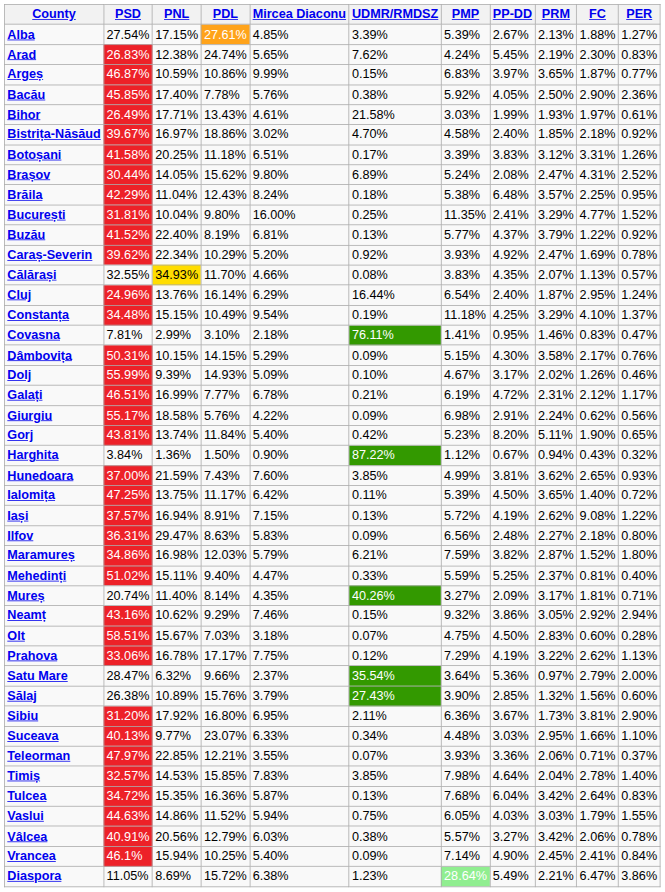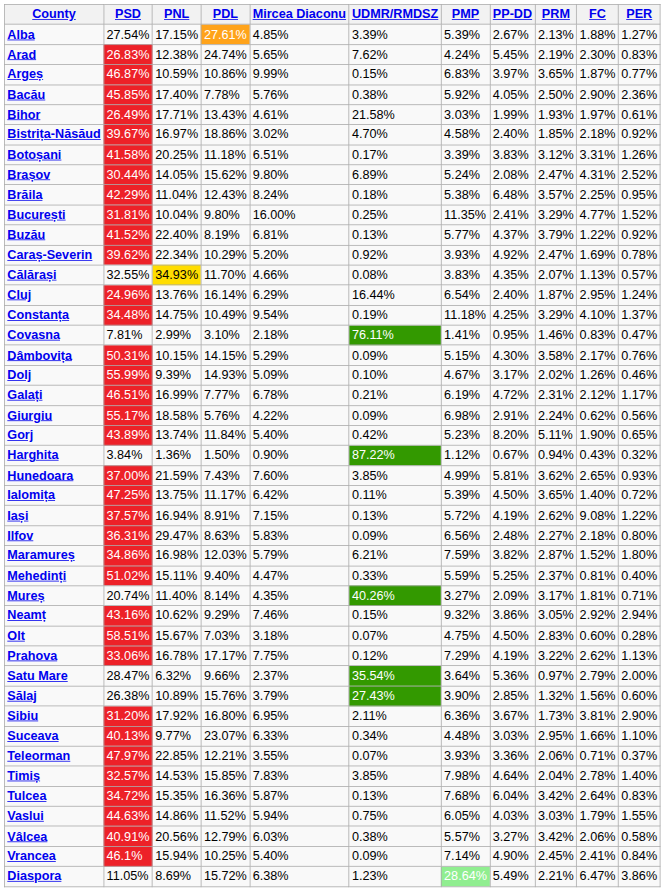(177, 315) 15.15% -> (177, 315) 14.75%
(128, 435) 43.81% -> (128, 435) 43.89%
(511, 475) 3.81% -> (511, 475) 5.81%
(639, 836) 0.78% -> (639, 836) 0.58%
